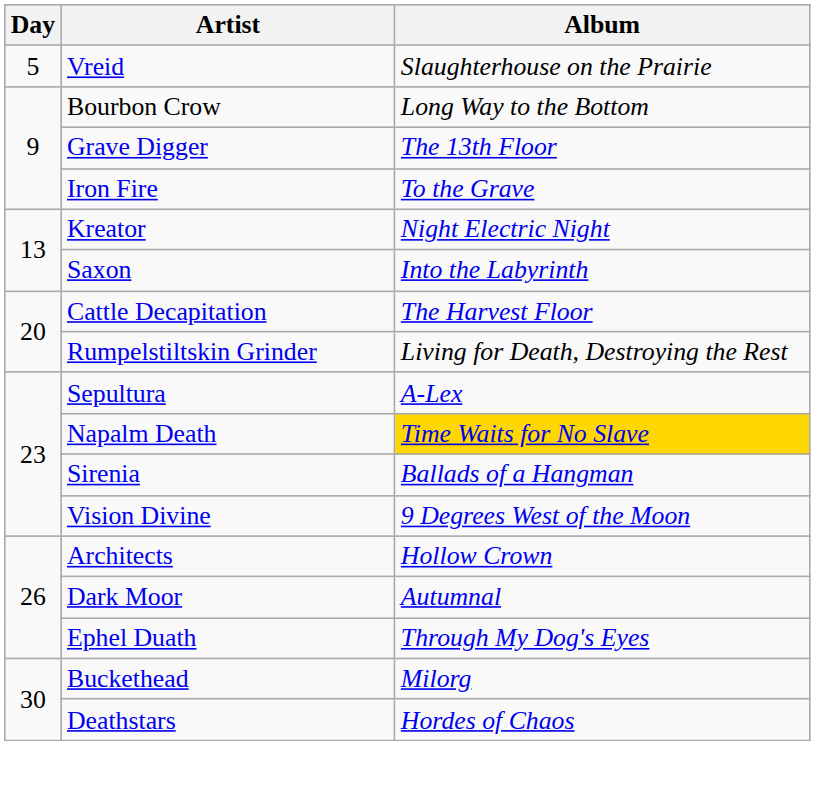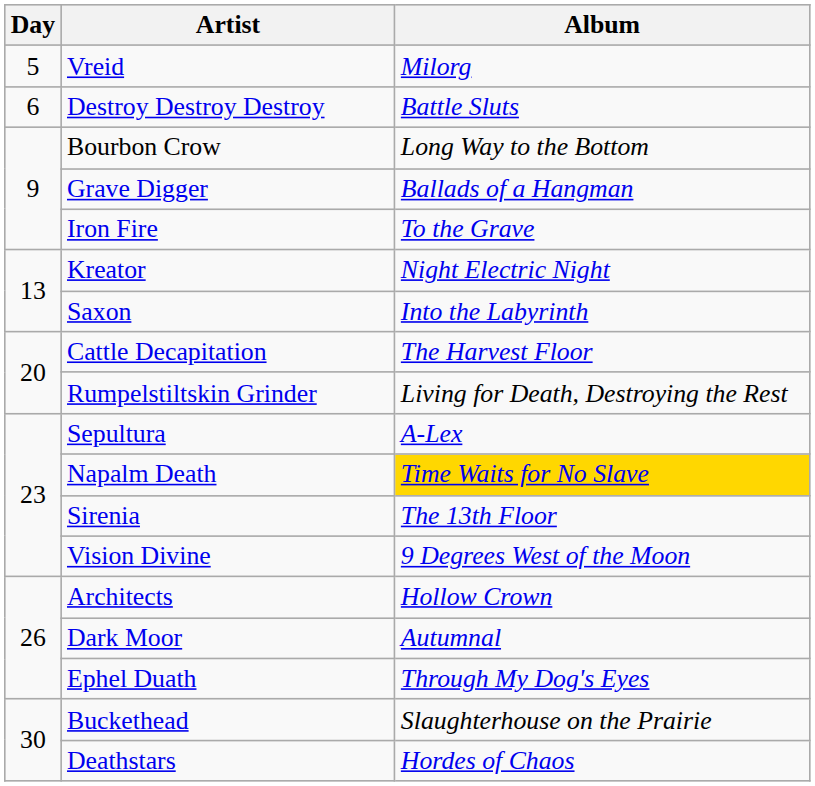(556, 65) Slaughterhouse on the Prairie -> (436, 65) Milorg
+ row: (196, 106)
(479, 147) The 13th Floor -> (517, 188) Ballads of a Hangman
(517, 474) Ballads of a Hangman -> (479, 515) The 13th Floor
(436, 678) Milorg -> (556, 719) Slaughterhouse on the Prairie
